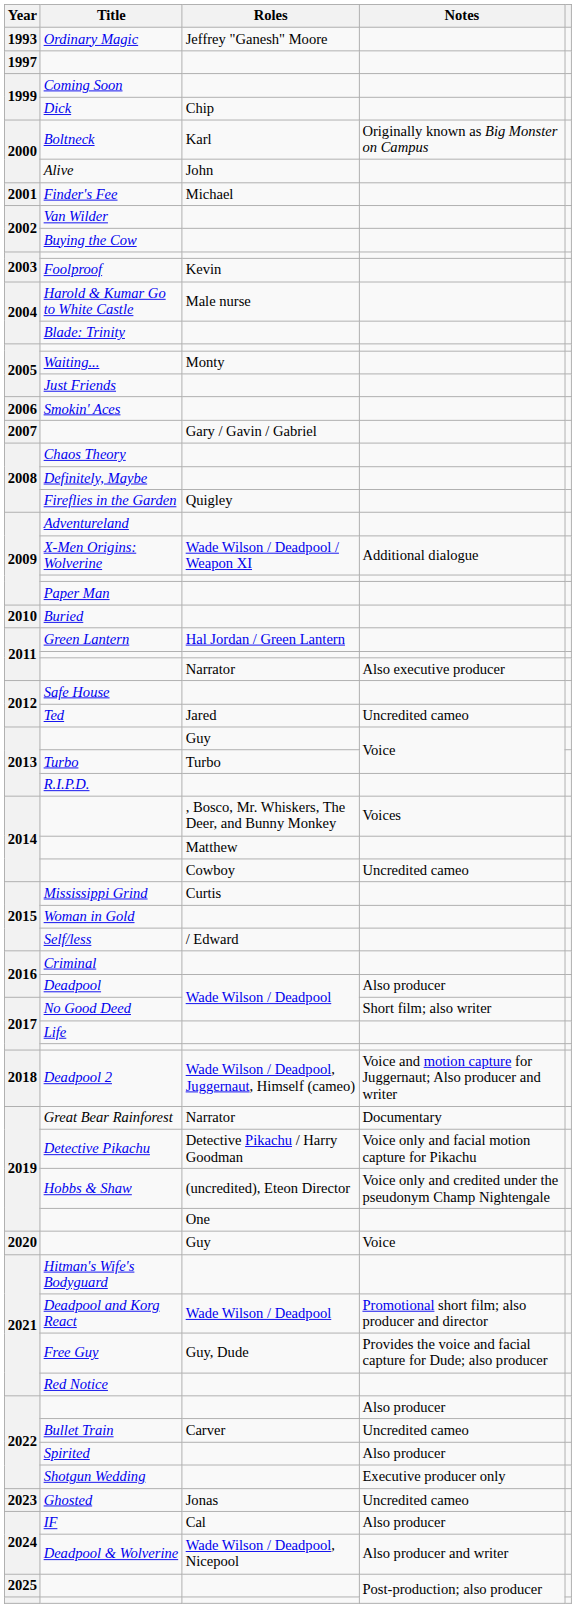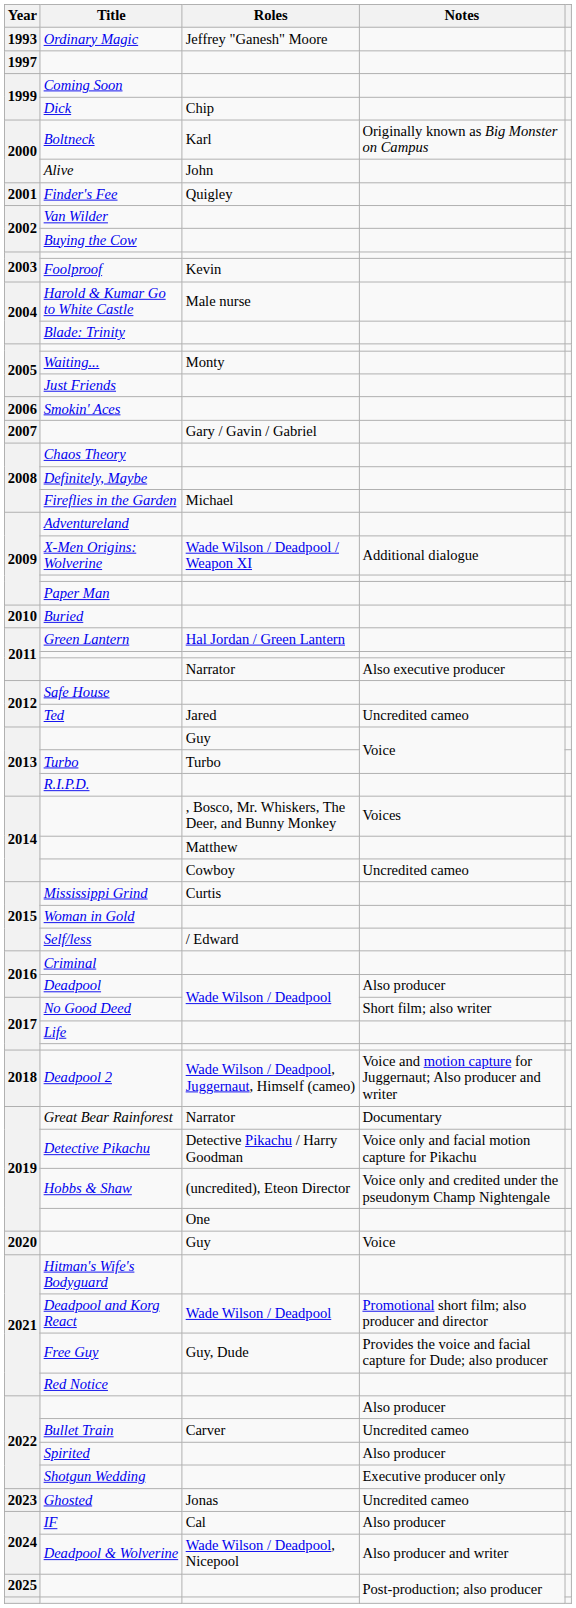(210, 194) Michael -> (209, 194) Quigley
(209, 500) Quigley -> (210, 500) Michael
